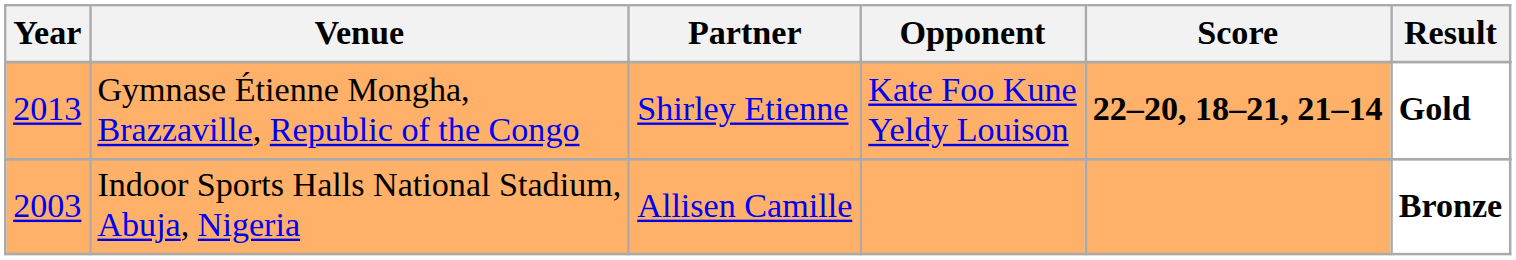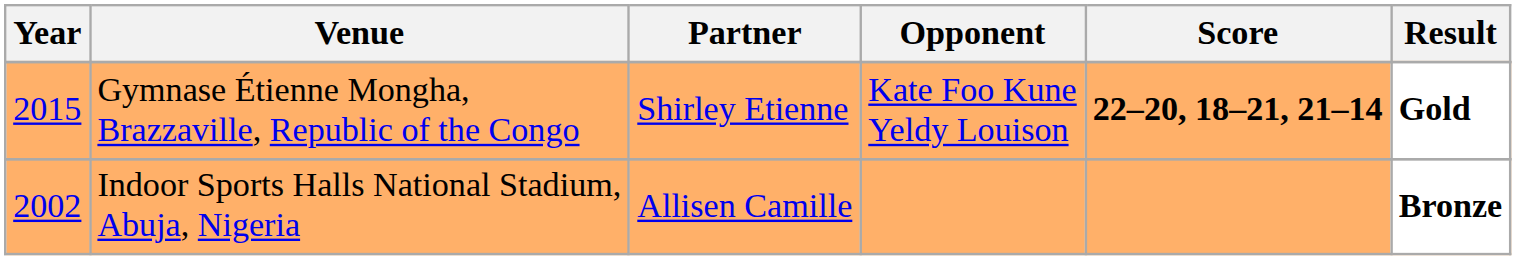(47, 109) 2013 -> (47, 109) 2015
(47, 206) 2003 -> (47, 206) 2002
